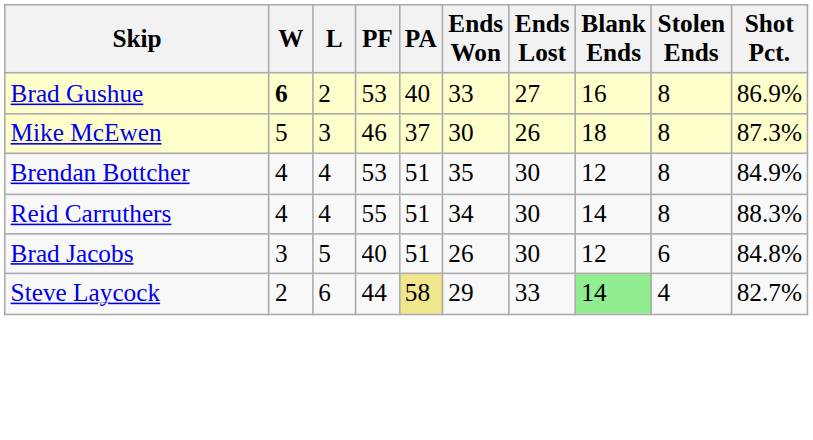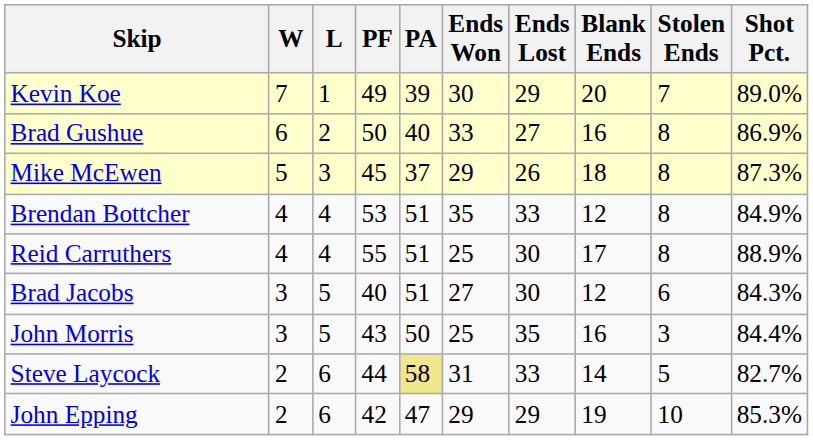+ row: (66, 93)
(281, 93) bold -> (281, 133) normal
(374, 93) 53 -> (374, 133) 50
(374, 133) 46 -> (374, 173) 45
(461, 133) 30 -> (461, 173) 29
(527, 173) 30 -> (527, 213) 33
(461, 213) 34 -> (461, 253) 25
(594, 213) 14 -> (594, 253) 17
(769, 213) 88.3% -> (769, 253) 88.9%
(461, 253) 26 -> (461, 293) 27
(769, 253) 84.8% -> (769, 293) 84.3%
+ row: (72, 333)
(461, 293) 29 -> (461, 373) 31
(594, 293) lightgreen background -> (594, 373) no background
(664, 293) 4 -> (664, 373) 5
+ row: (74, 413)
